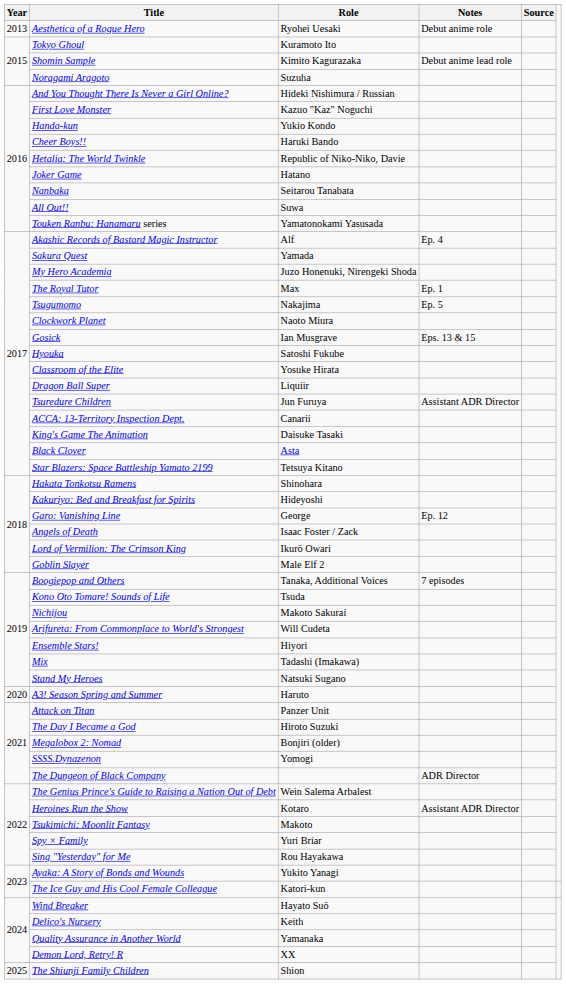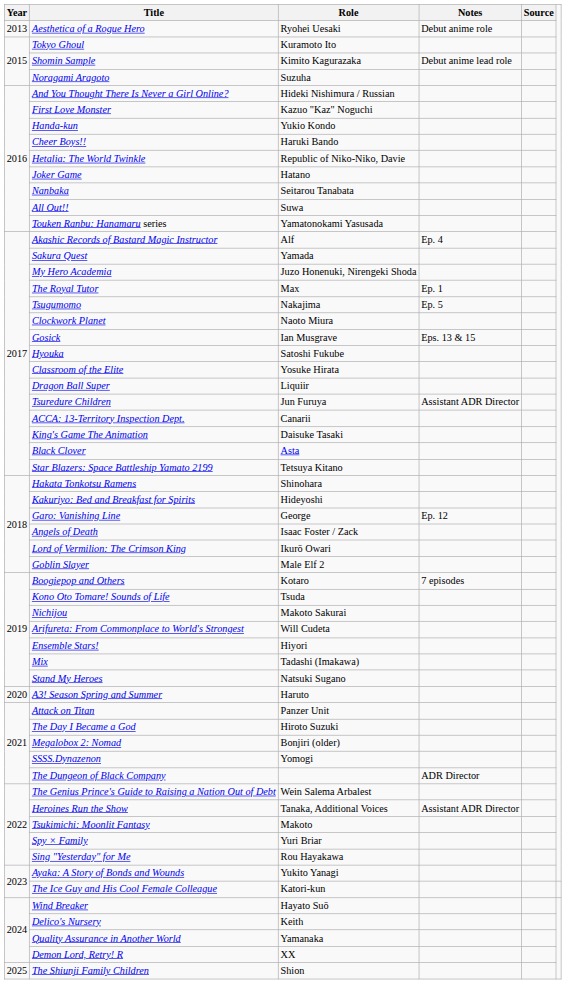(334, 581) Tanaka, Additional Voices -> (295, 581) Kotaro
(295, 808) Kotaro -> (334, 808) Tanaka, Additional Voices
